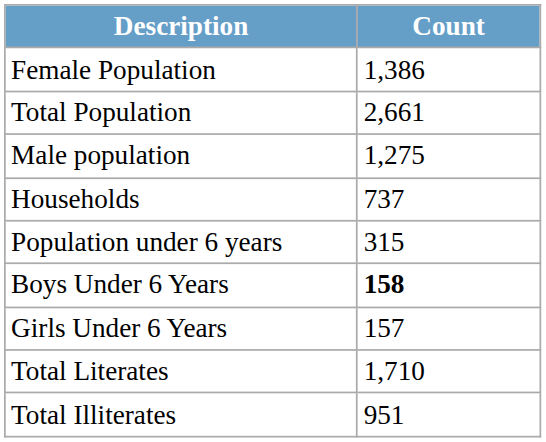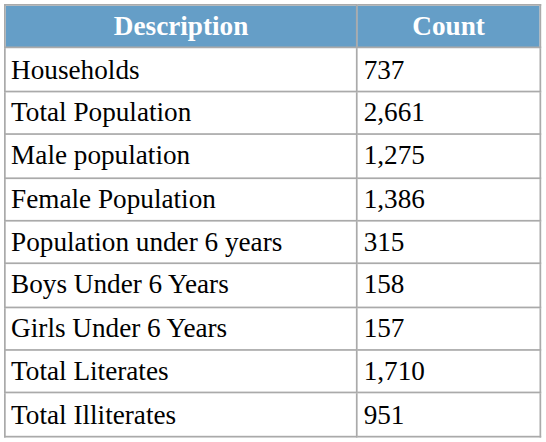rows swapped: (75, 198) <-> (113, 69)
(384, 284) bold -> (384, 284) normal
